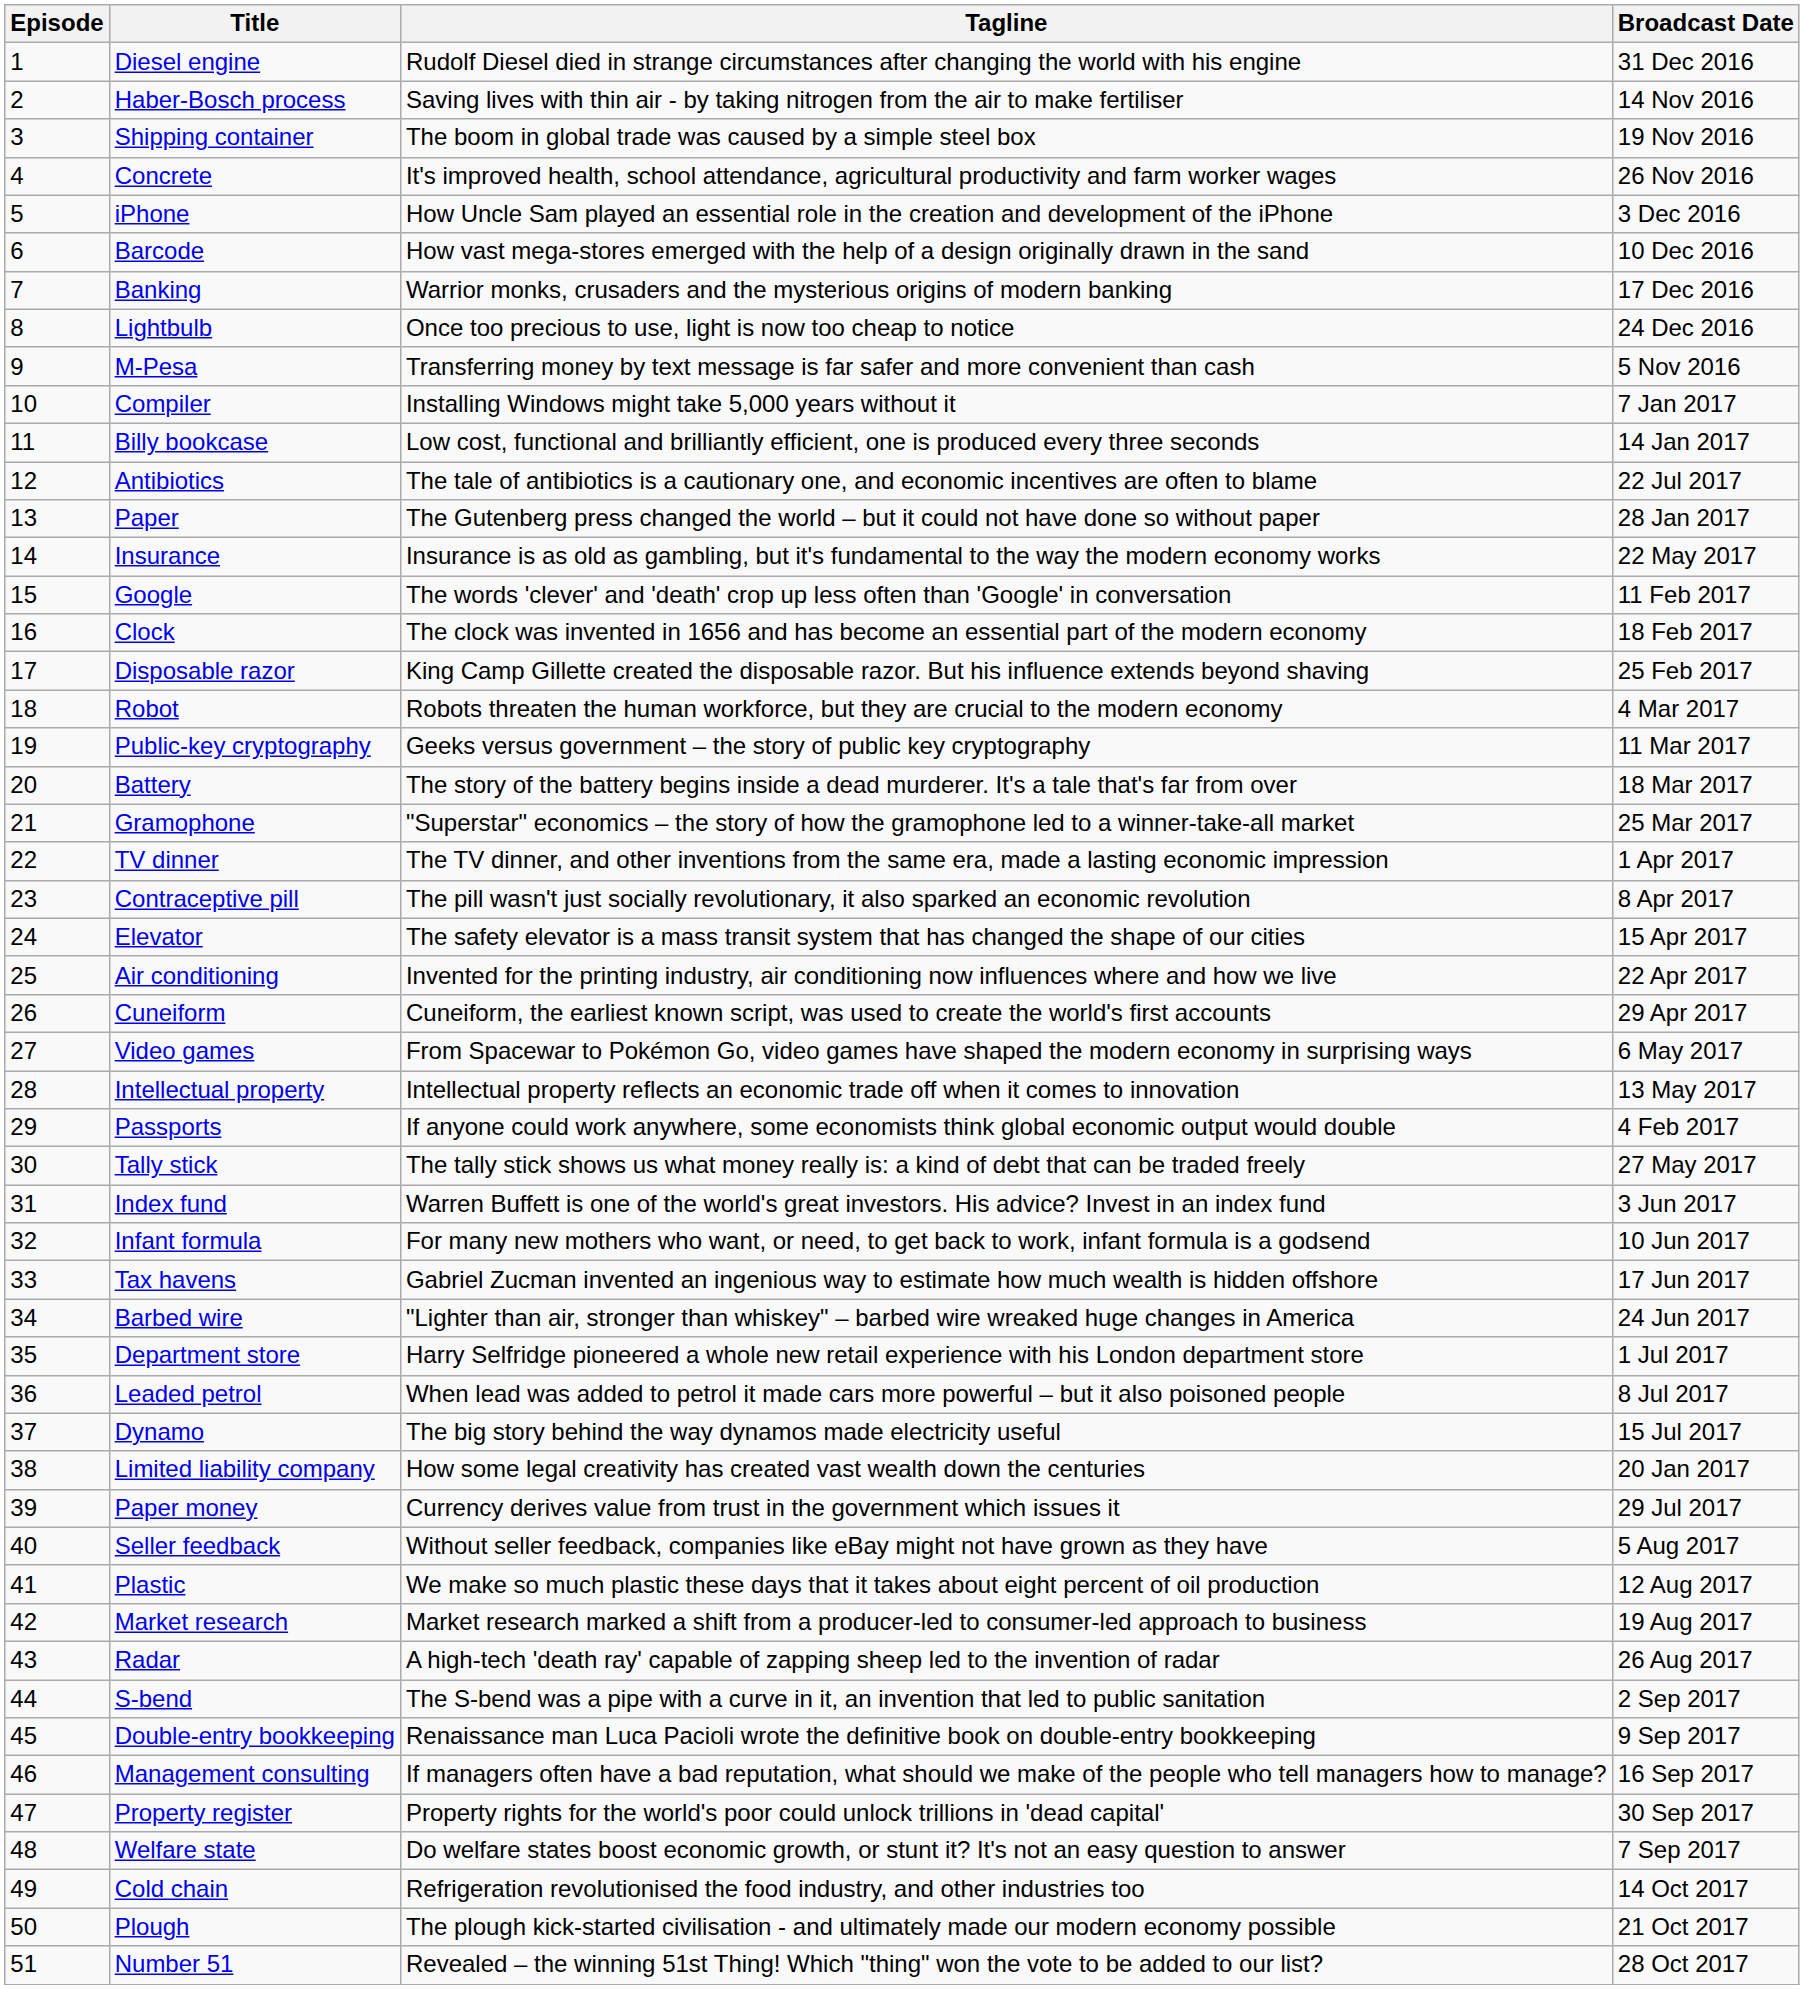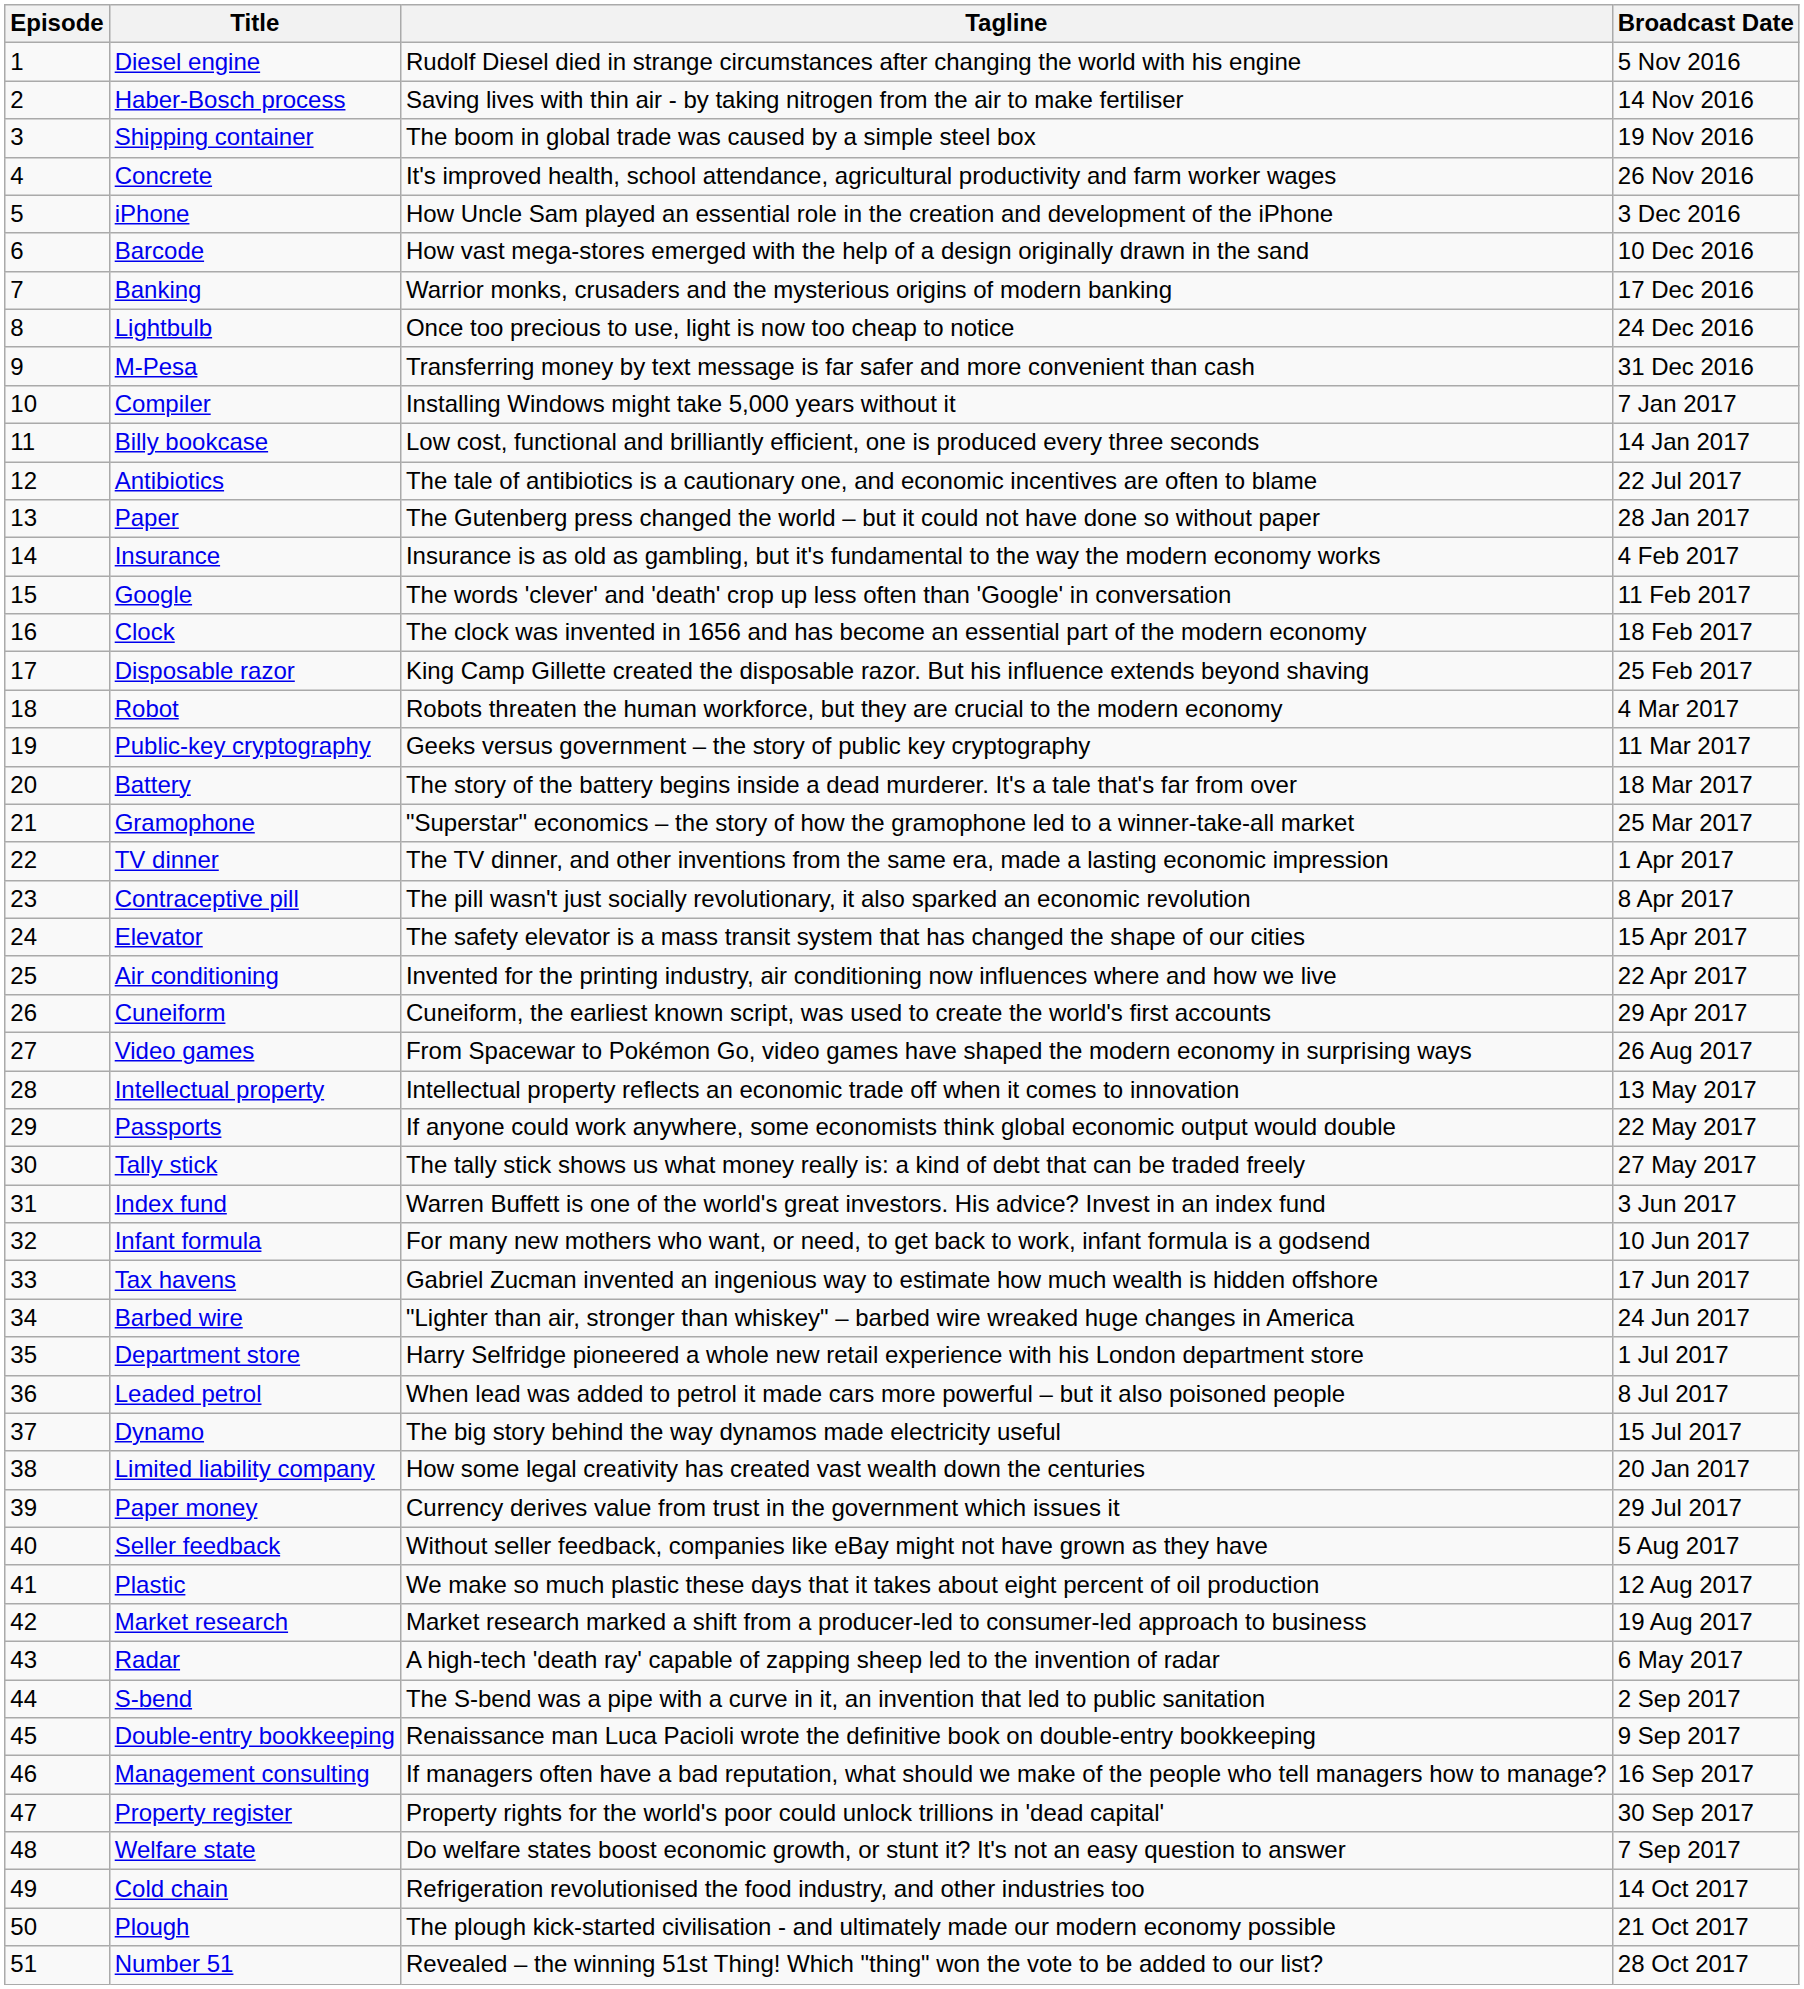(1686, 61) 31 Dec 2016 -> (1679, 61) 5 Nov 2016
(1679, 366) 5 Nov 2016 -> (1686, 366) 31 Dec 2016
(1687, 556) 22 May 2017 -> (1679, 556) 4 Feb 2017
(1680, 1051) 6 May 2017 -> (1685, 1051) 26 Aug 2017
(1679, 1127) 4 Feb 2017 -> (1687, 1127) 22 May 2017
(1685, 1660) 26 Aug 2017 -> (1680, 1660) 6 May 2017
